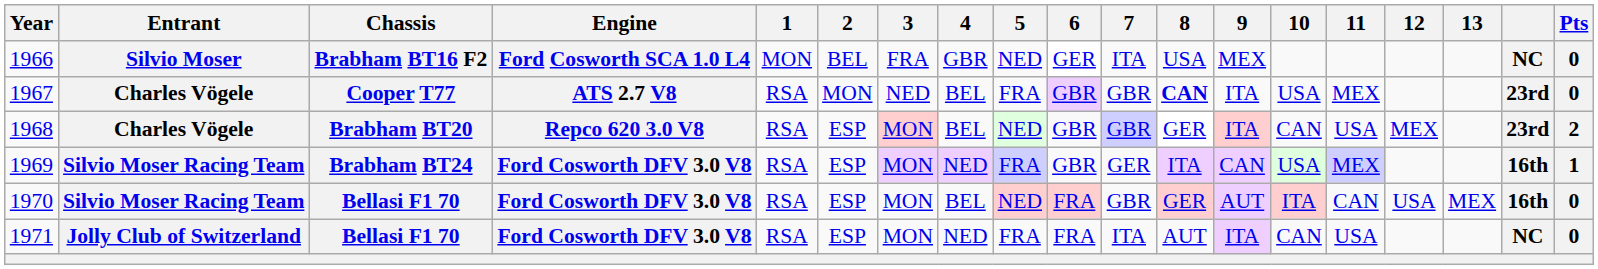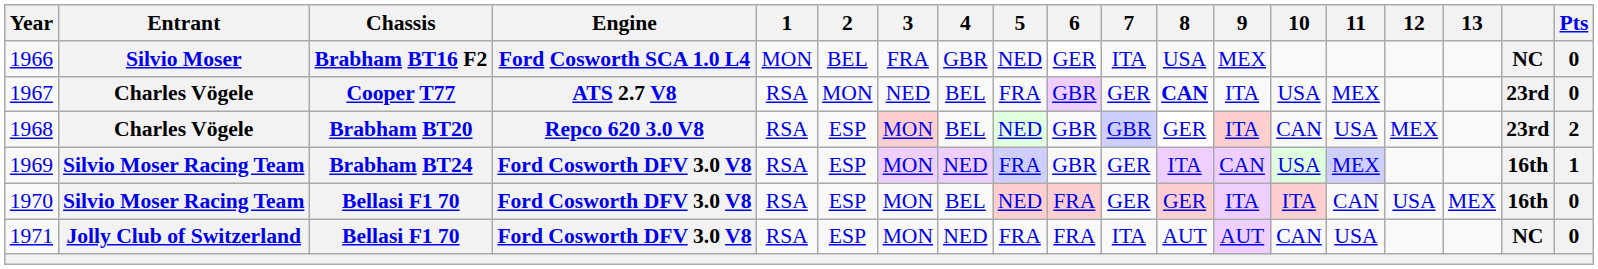(1129, 93) GBR -> (1129, 93) GER
(1129, 200) GBR -> (1129, 200) GER
(1242, 200) AUT -> (1242, 200) ITA
(1242, 236) ITA -> (1242, 236) AUT
